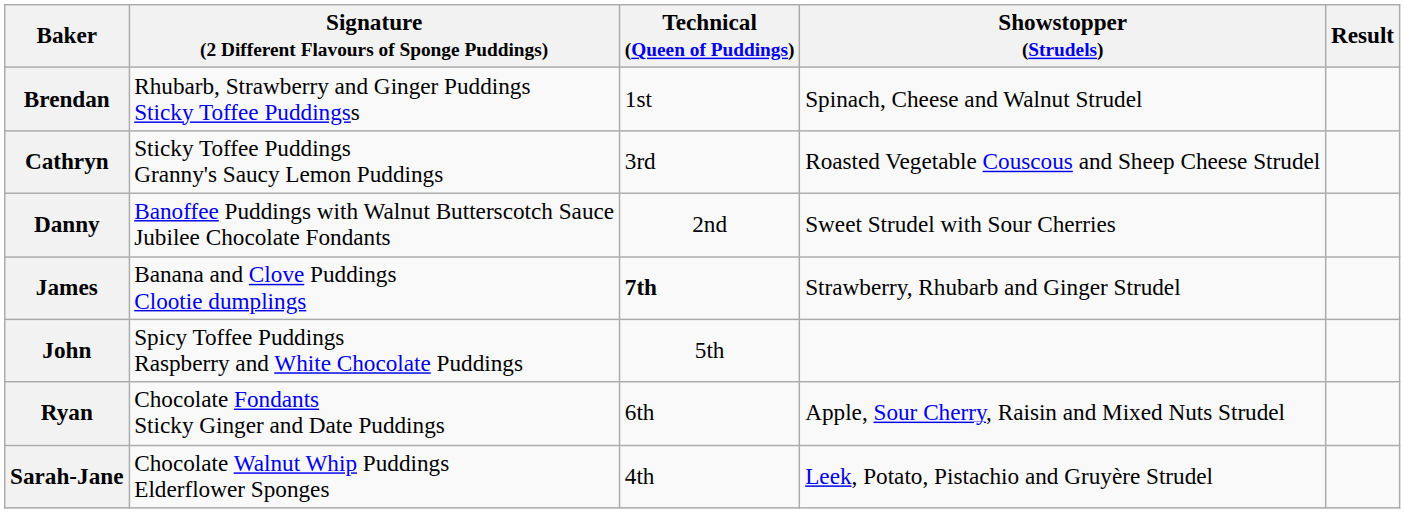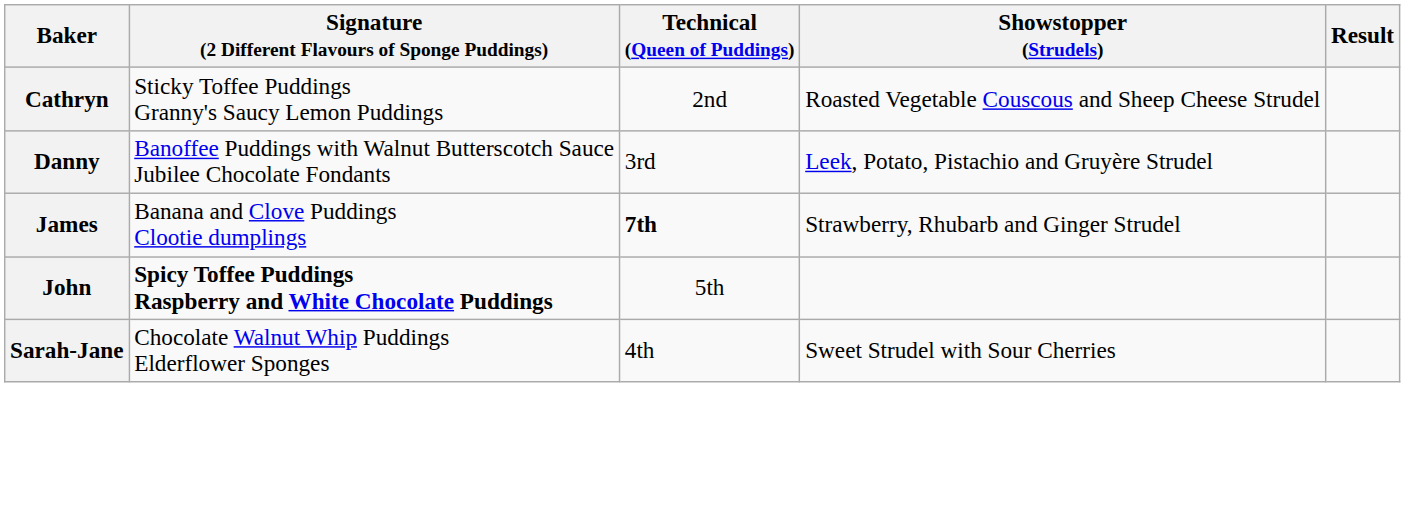- row: (67, 98)
(640, 161) 3rd -> (710, 98) 2nd
(710, 224) 2nd -> (640, 161) 3rd
(960, 224) Sweet Strudel with Sour Cherries -> (1009, 161) Leek, Potato, Pistachio and Gruyère Strudel
(329, 350) normal -> (343, 287) bold
- row: (67, 413)
(1009, 476) Leek, Potato, Pistachio and Gruyère Strudel -> (960, 350) Sweet Strudel with Sour Cherries
